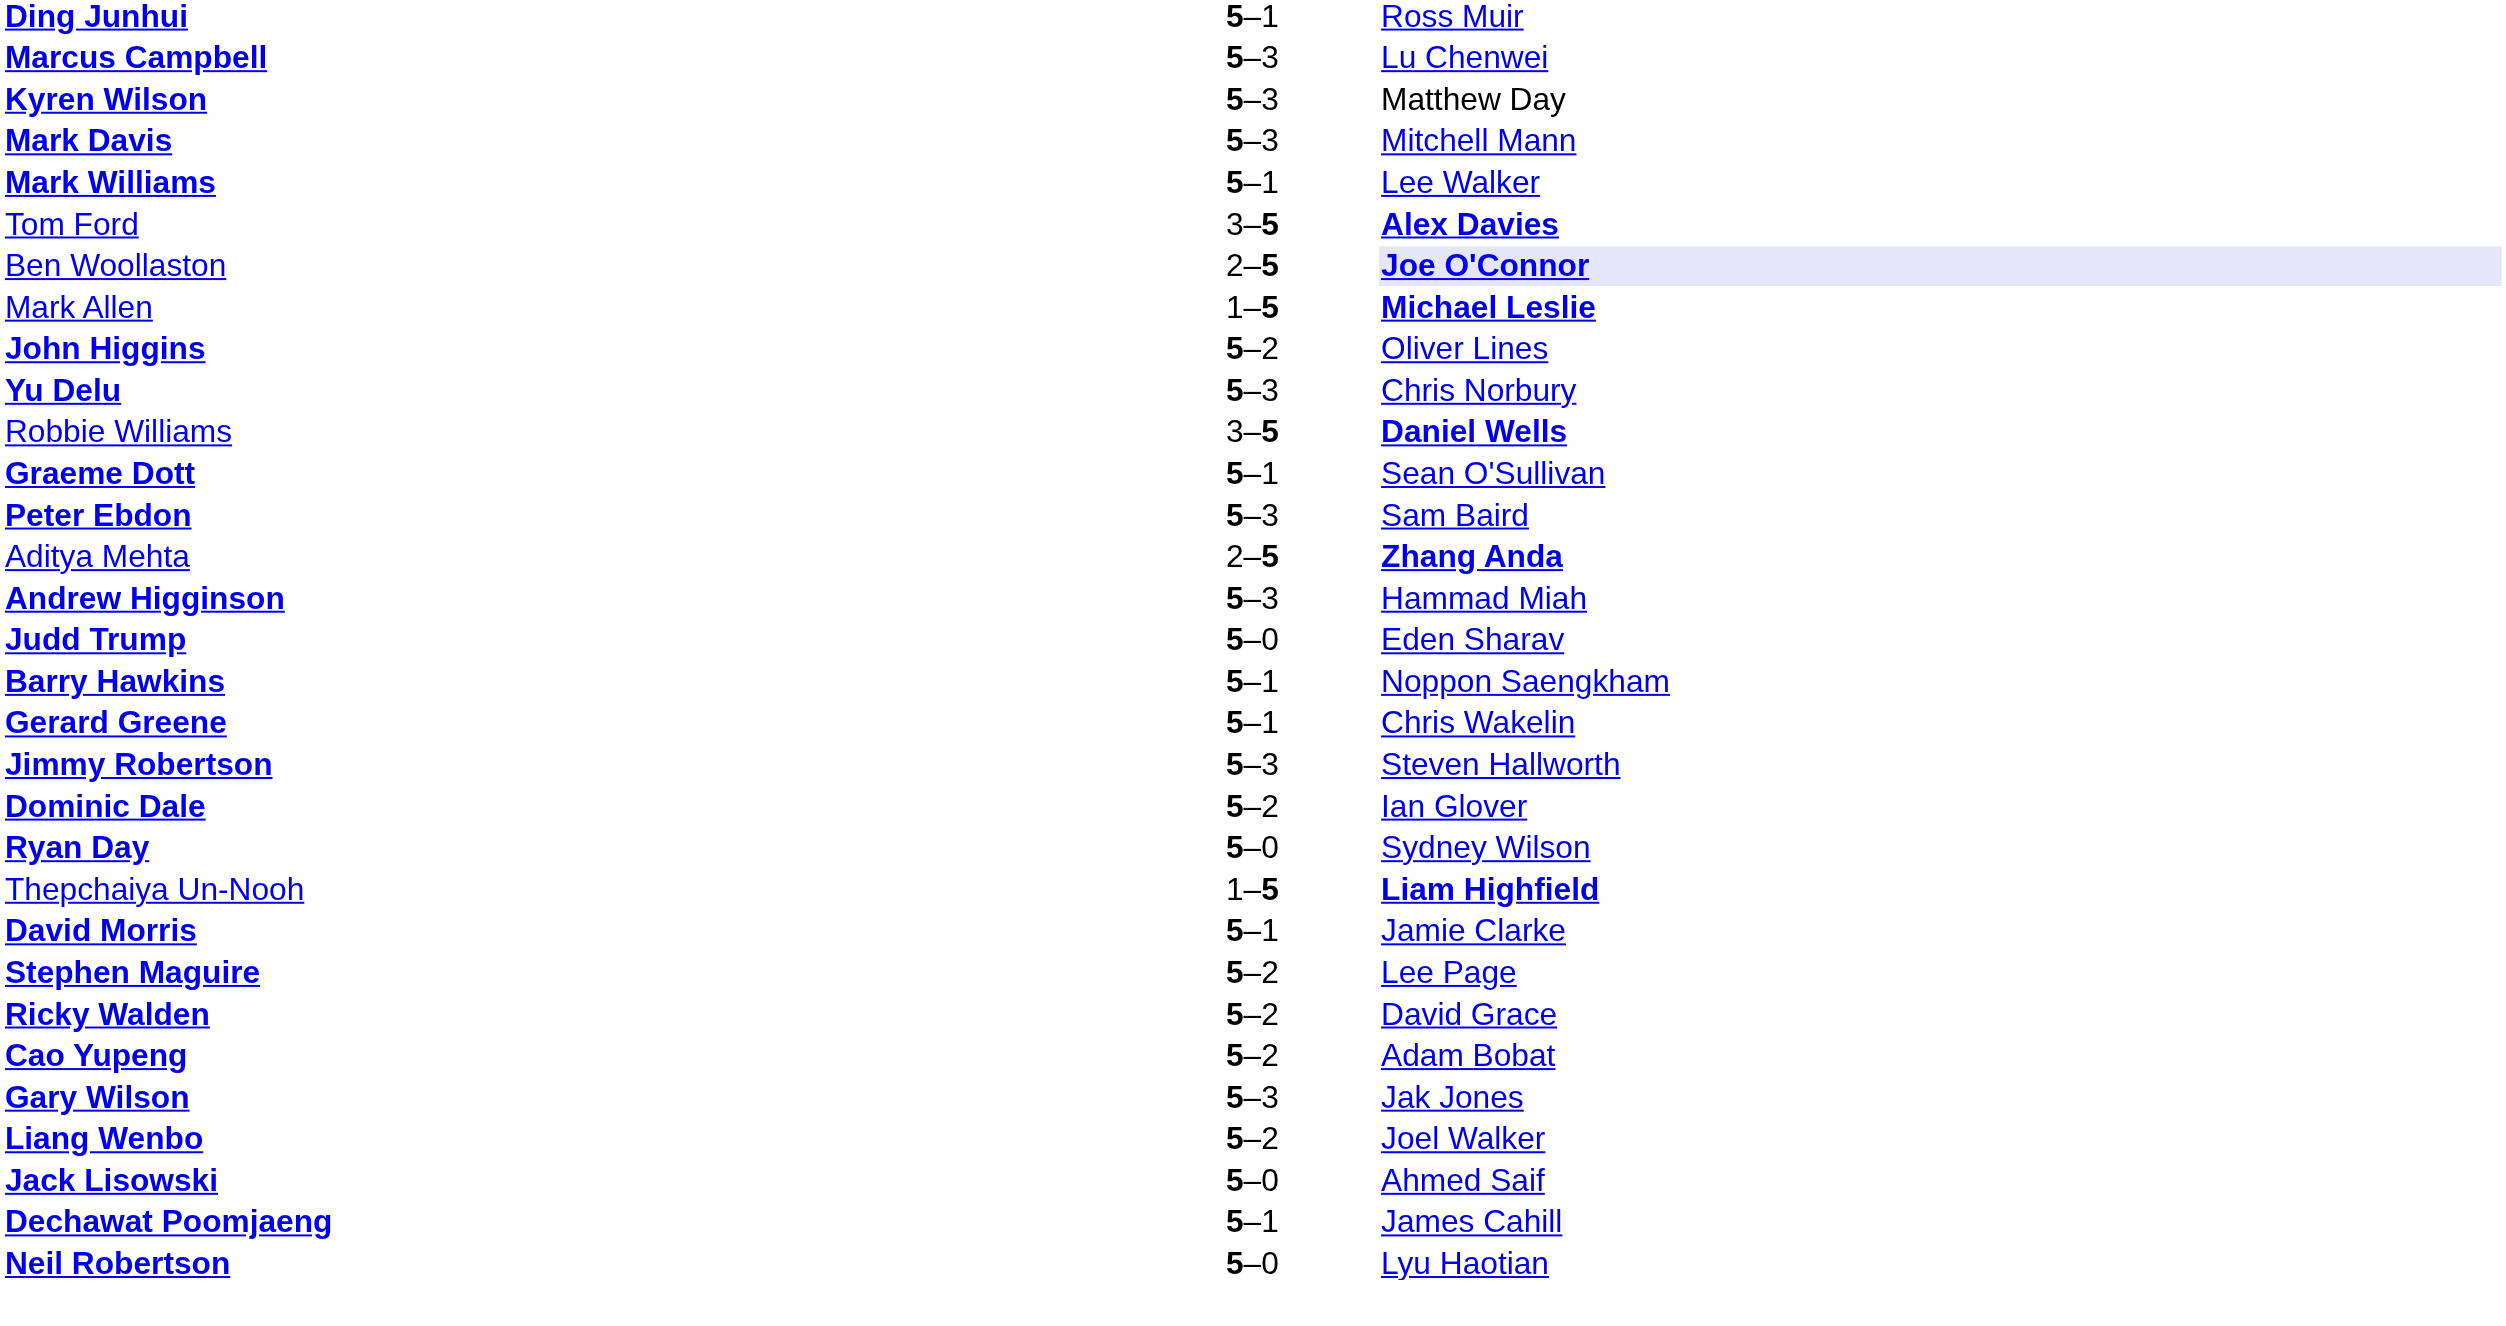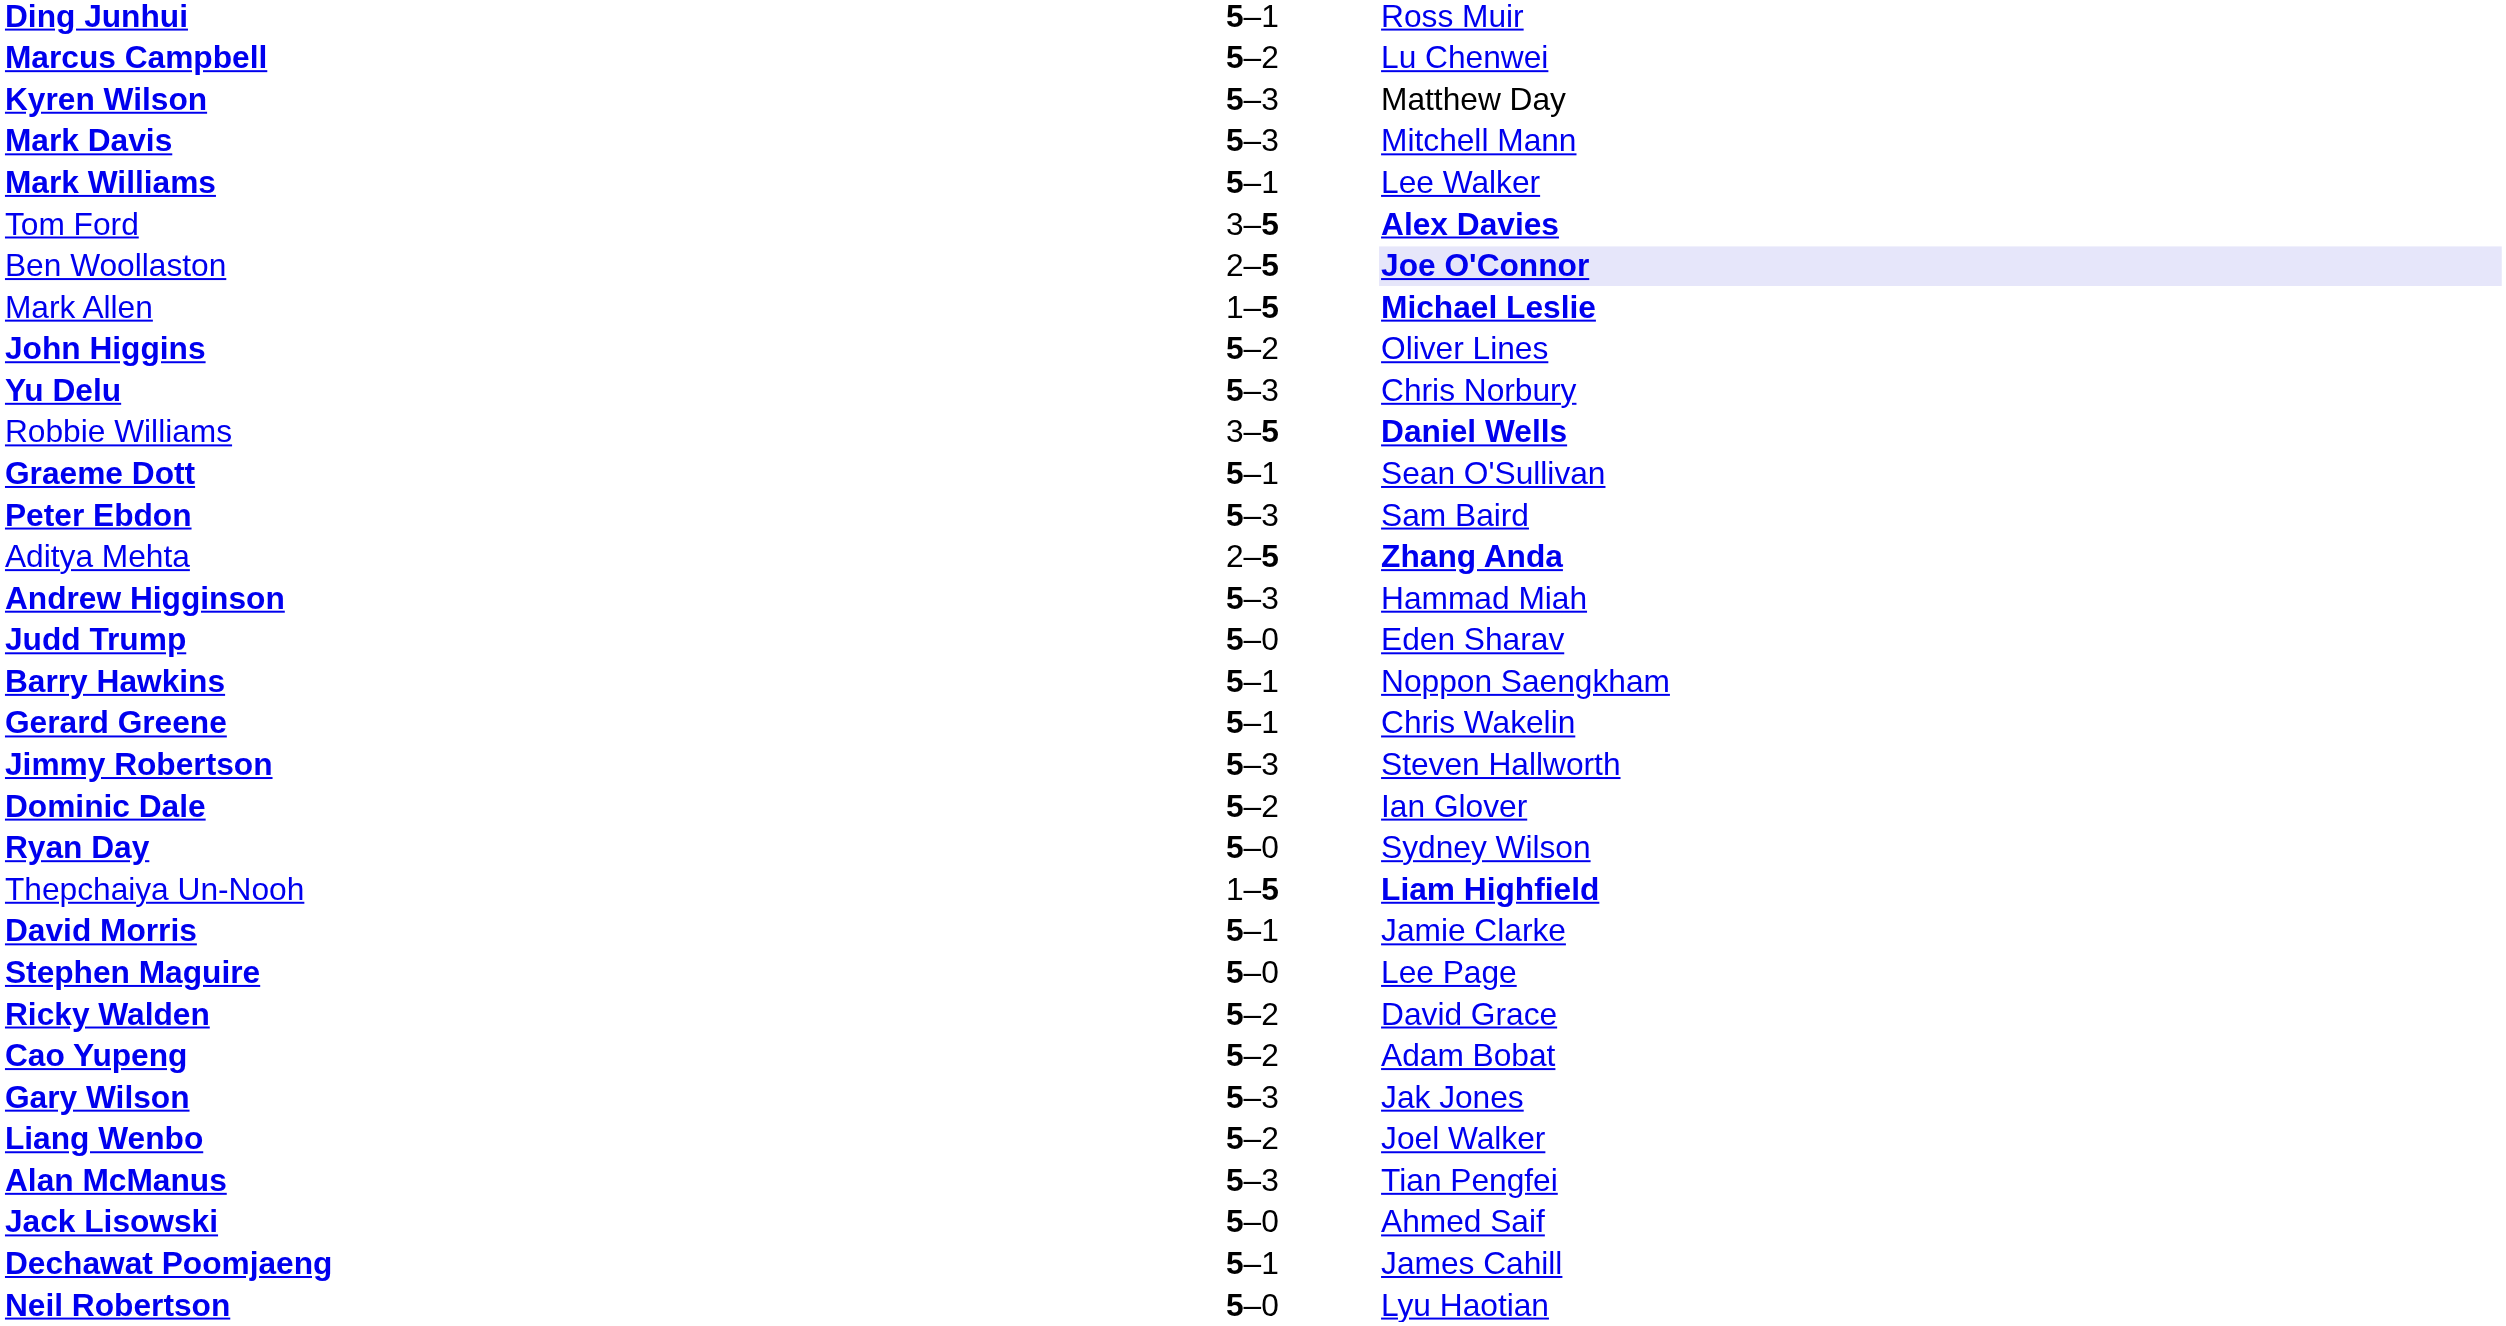(1252, 57) 5–3 -> (1252, 57) 5–2
(1252, 972) 5–2 -> (1252, 972) 5–0
+ row: (116, 1180)
